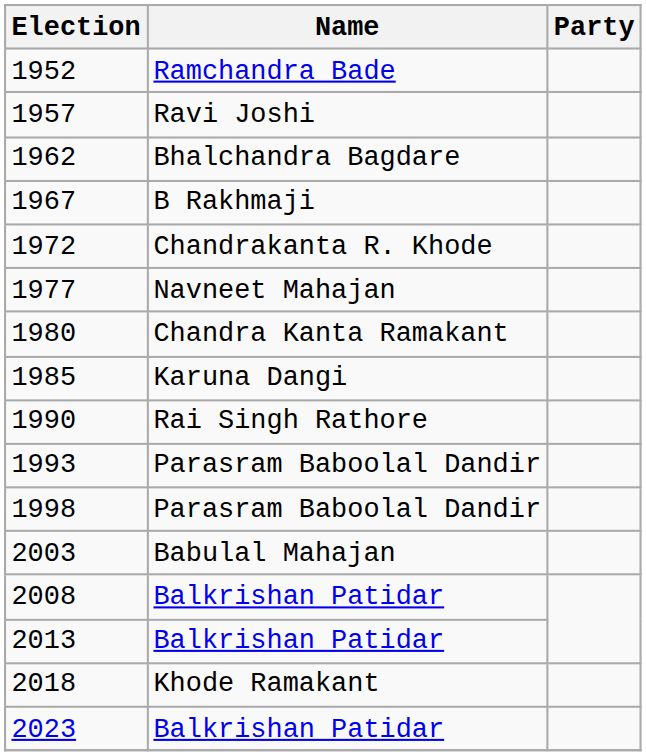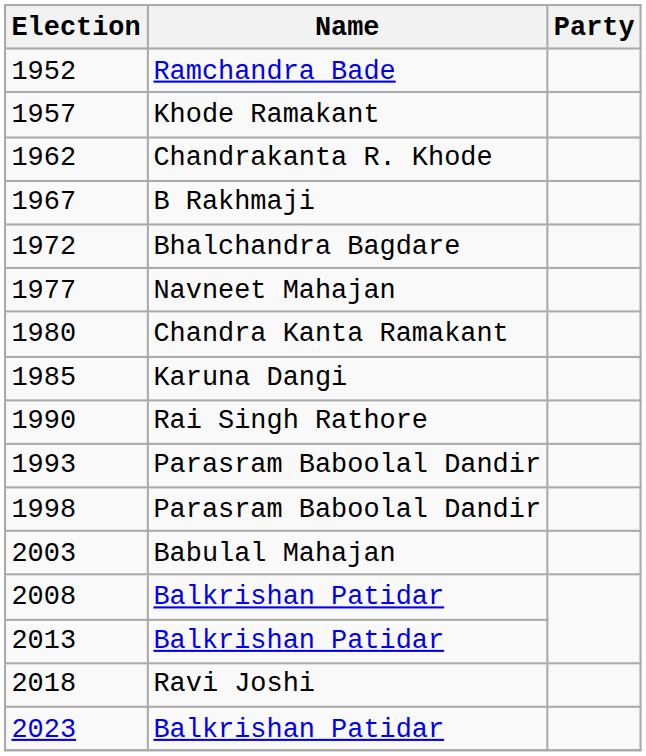(234, 115) Ravi Joshi -> (267, 115) Khode Ramakant
(307, 159) Bhalchandra Bagdare -> (323, 159) Chandrakanta R. Khode
(323, 246) Chandrakanta R. Khode -> (307, 246) Bhalchandra Bagdare
(267, 685) Khode Ramakant -> (234, 685) Ravi Joshi
